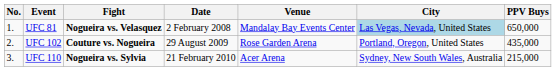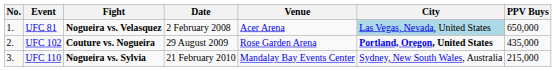(297, 27) Mandalay Bay Events Center -> (262, 27) Acer Arena
(421, 43) normal -> (426, 43) bold
(262, 58) Acer Arena -> (297, 58) Mandalay Bay Events Center
